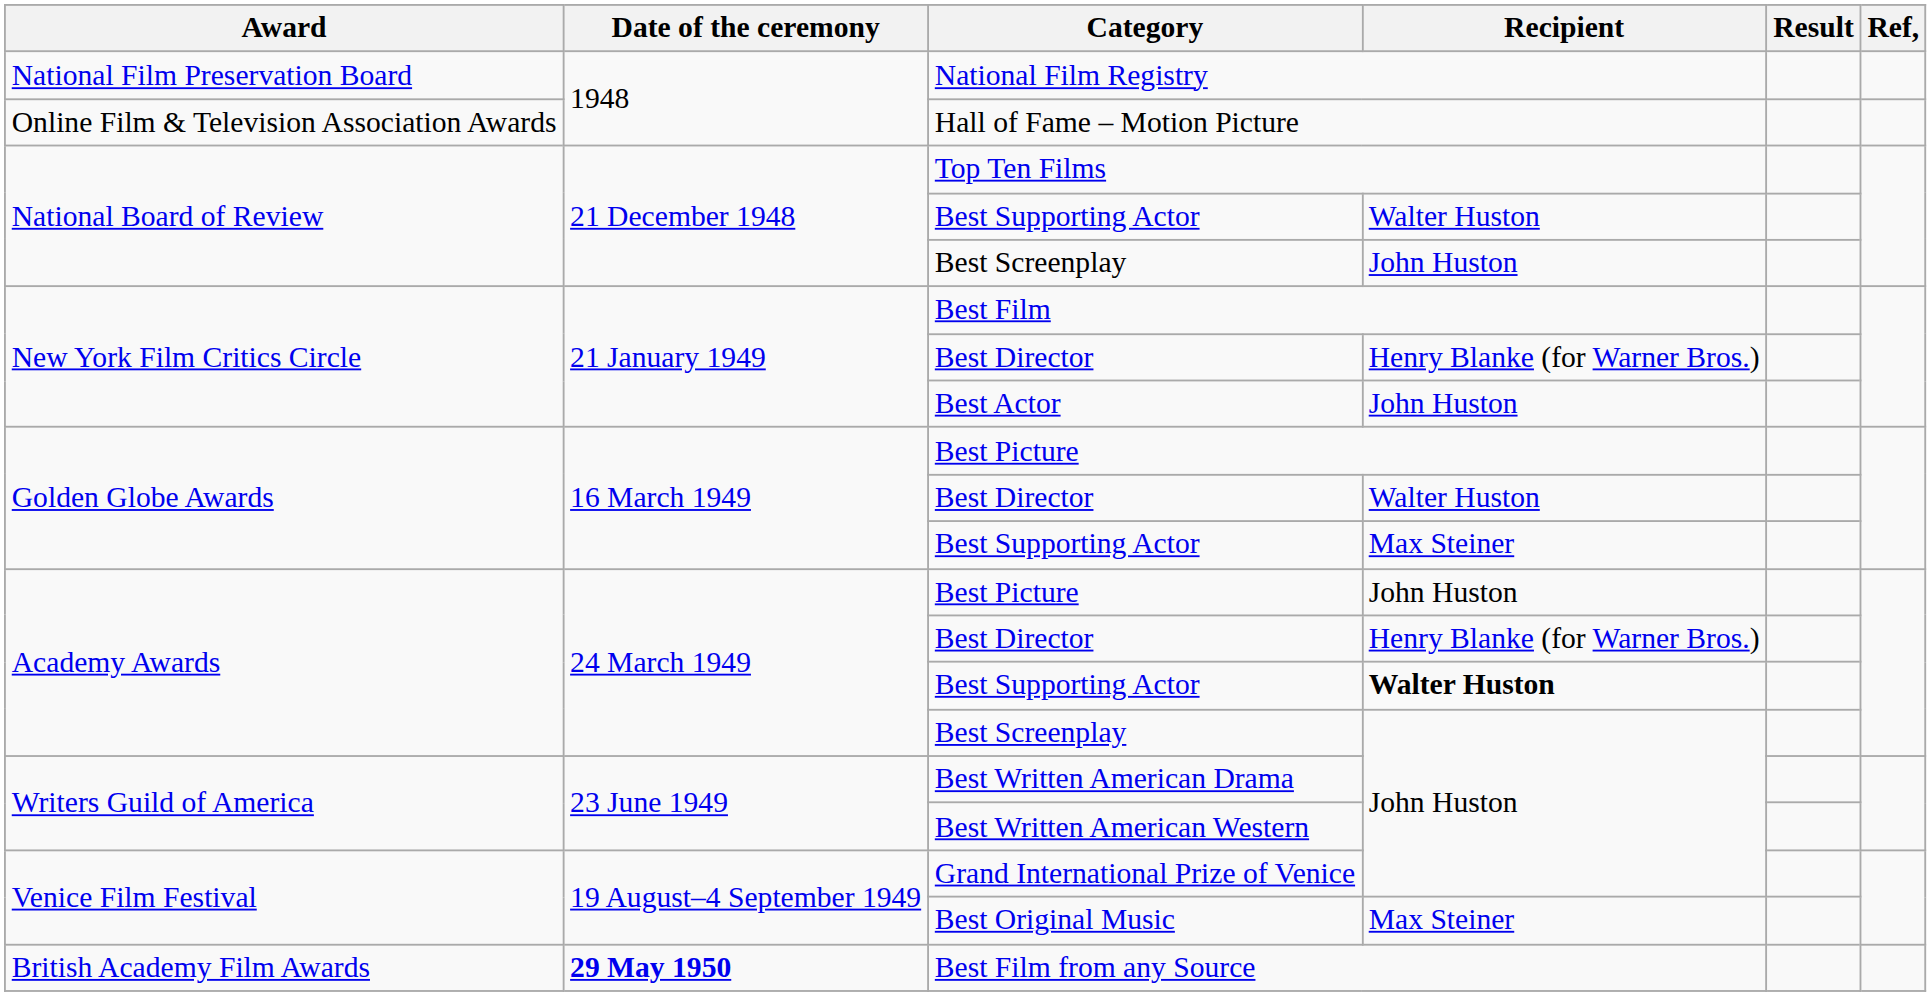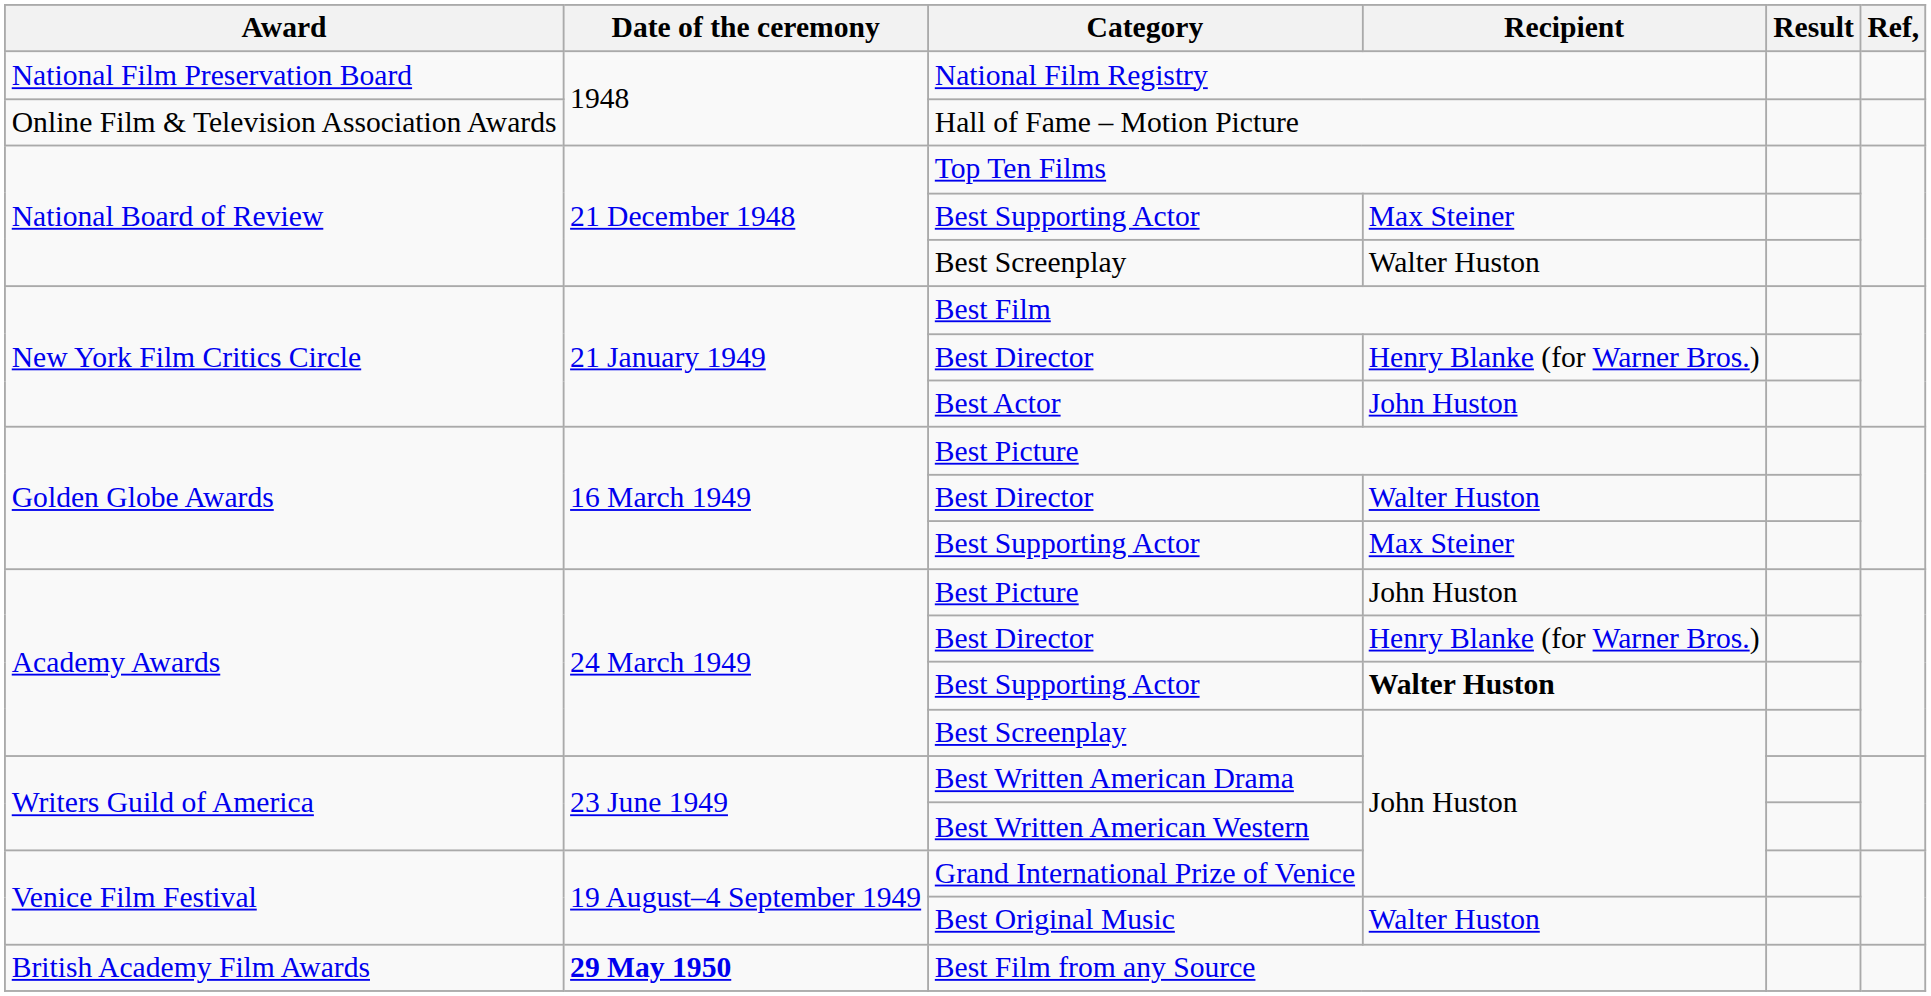(1454, 215) Walter Huston -> (1441, 215) Max Steiner
(1443, 262) John Huston -> (1454, 262) Walter Huston
(1441, 919) Max Steiner -> (1454, 919) Walter Huston
